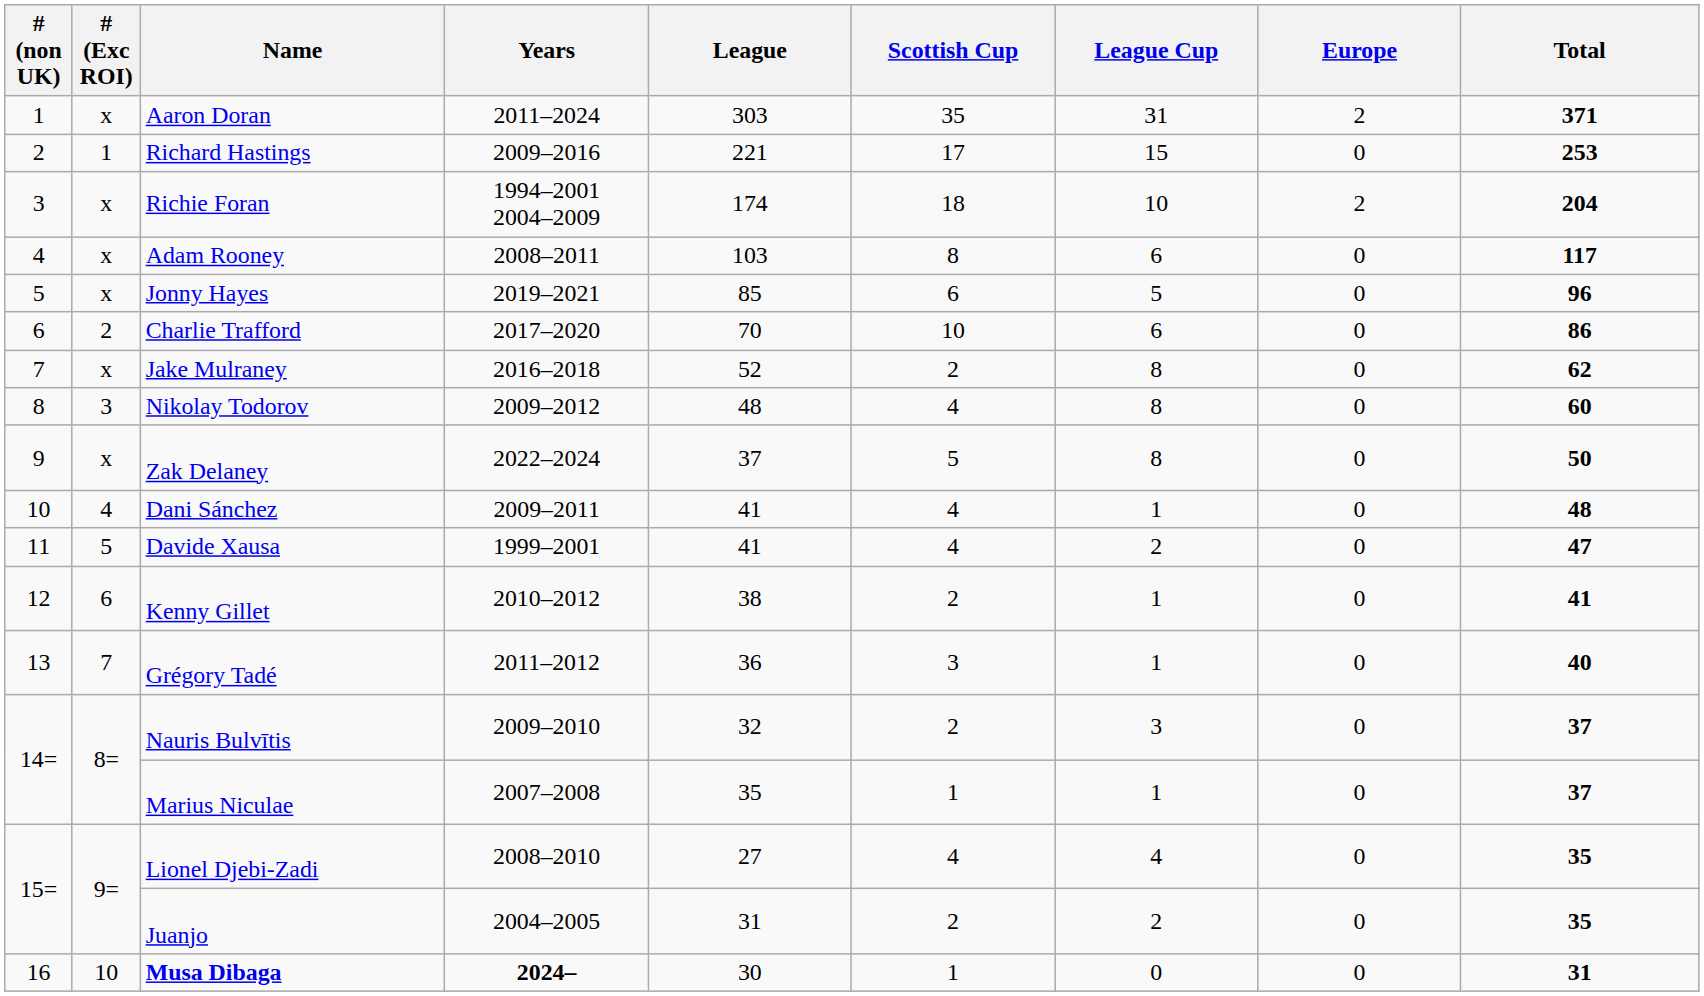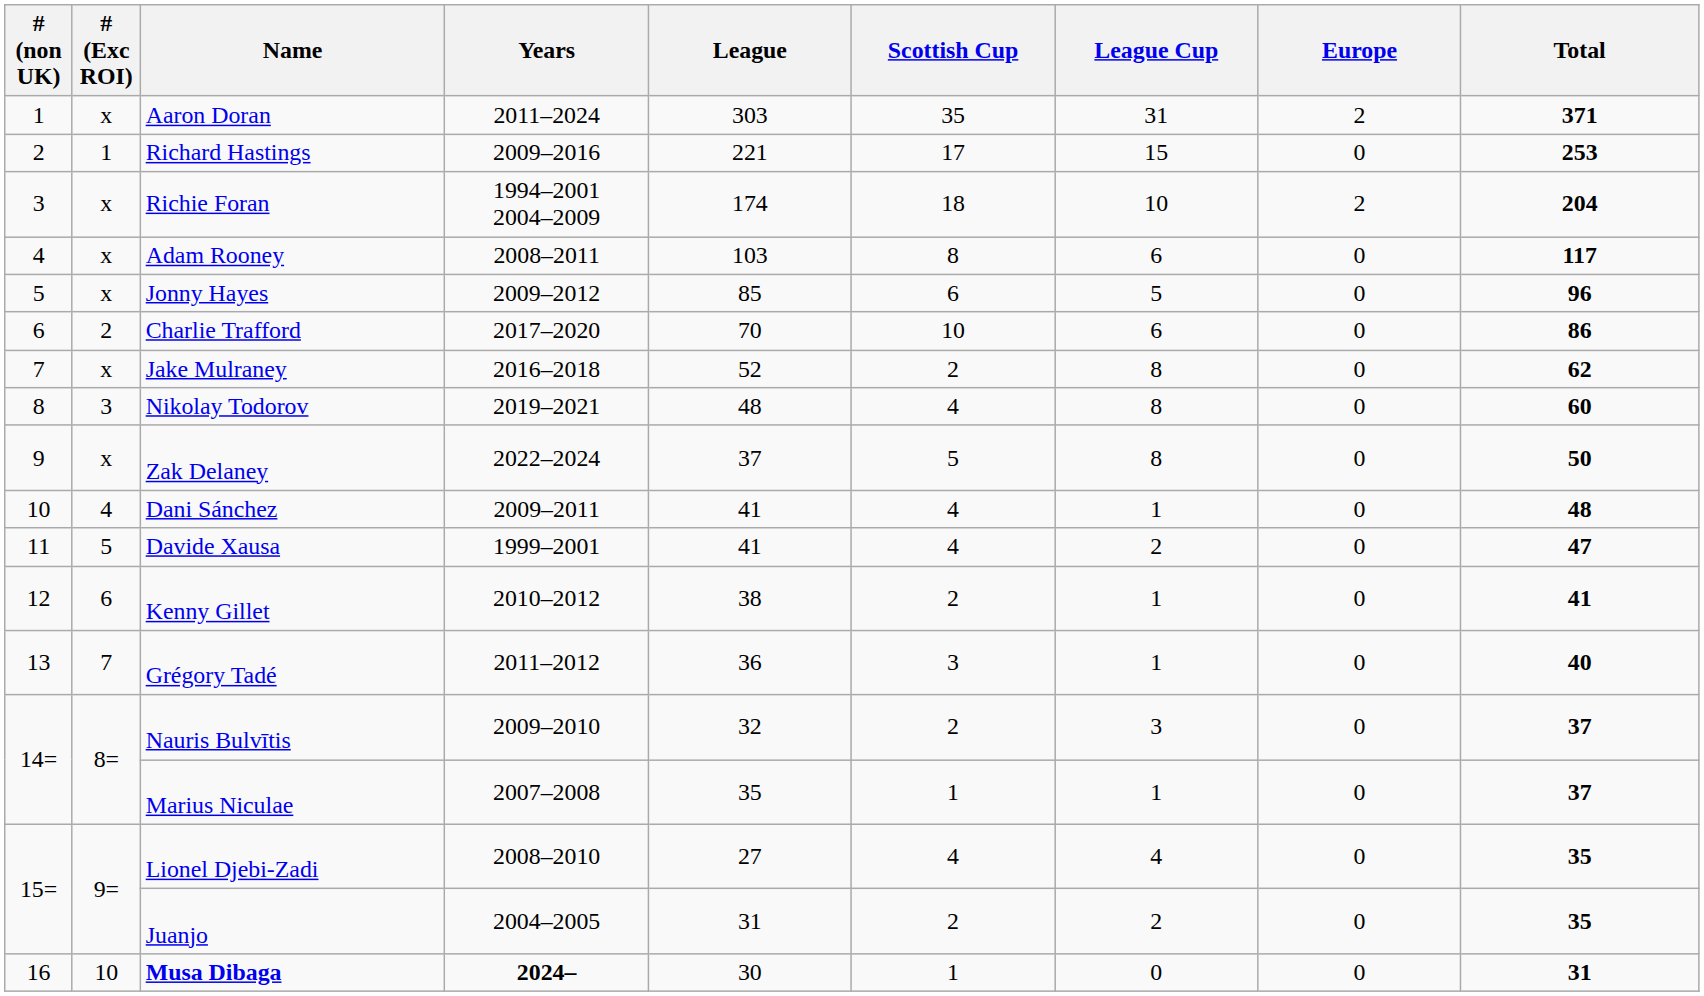(547, 292) 2019–2021 -> (547, 292) 2009–2012
(547, 406) 2009–2012 -> (547, 406) 2019–2021
